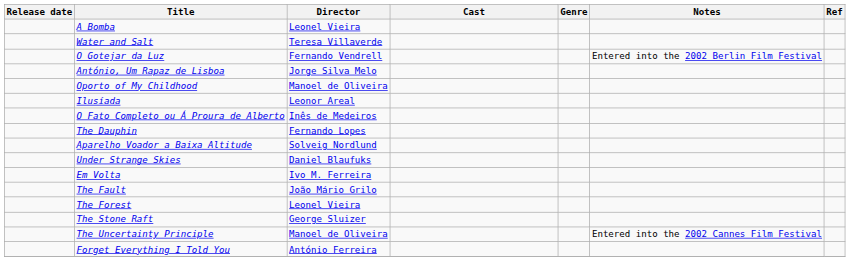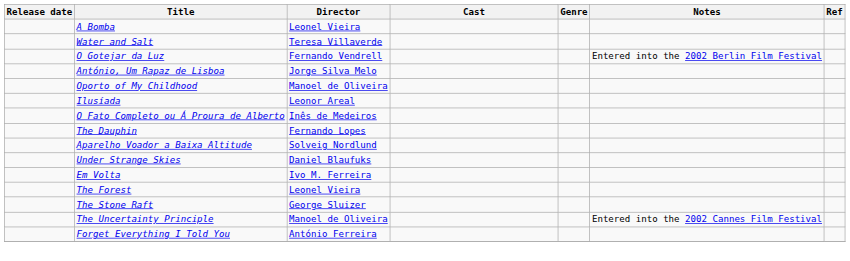- row: (101, 190)
